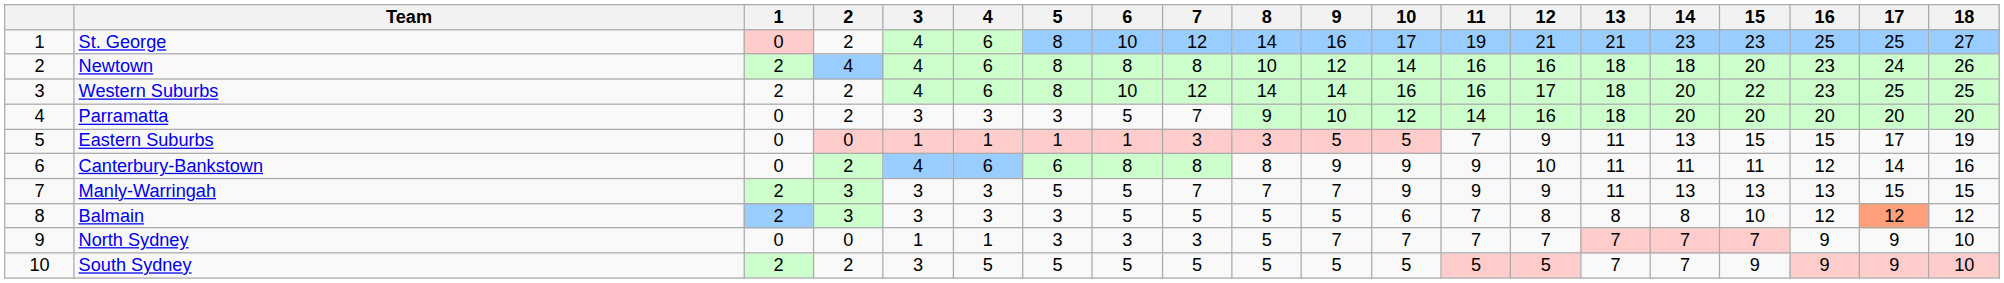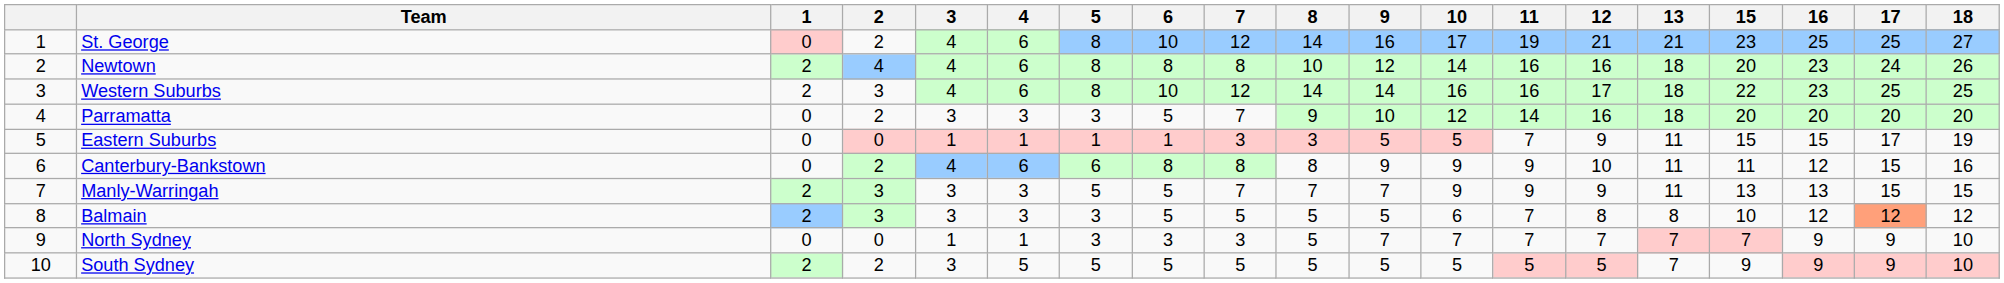- column: (1685, 17)
(848, 91) 2 -> (879, 91) 3
(1894, 166) 14 -> (1890, 166) 15
